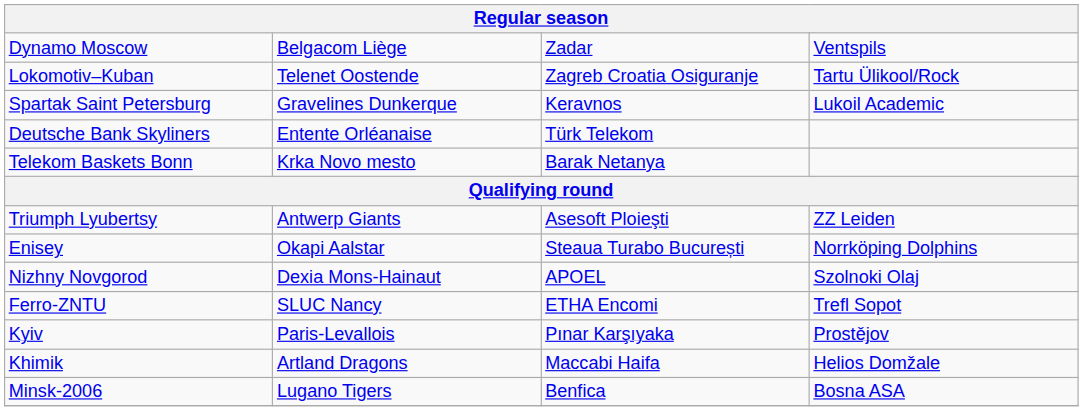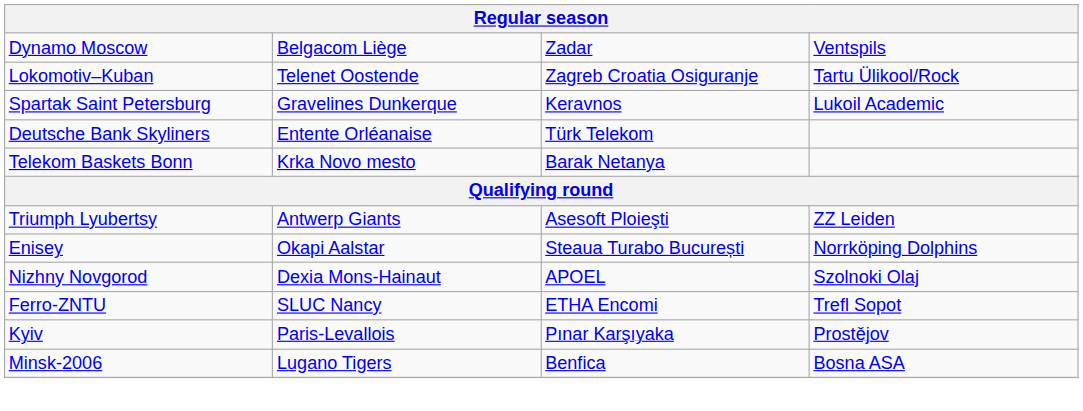- row: (36, 362)
